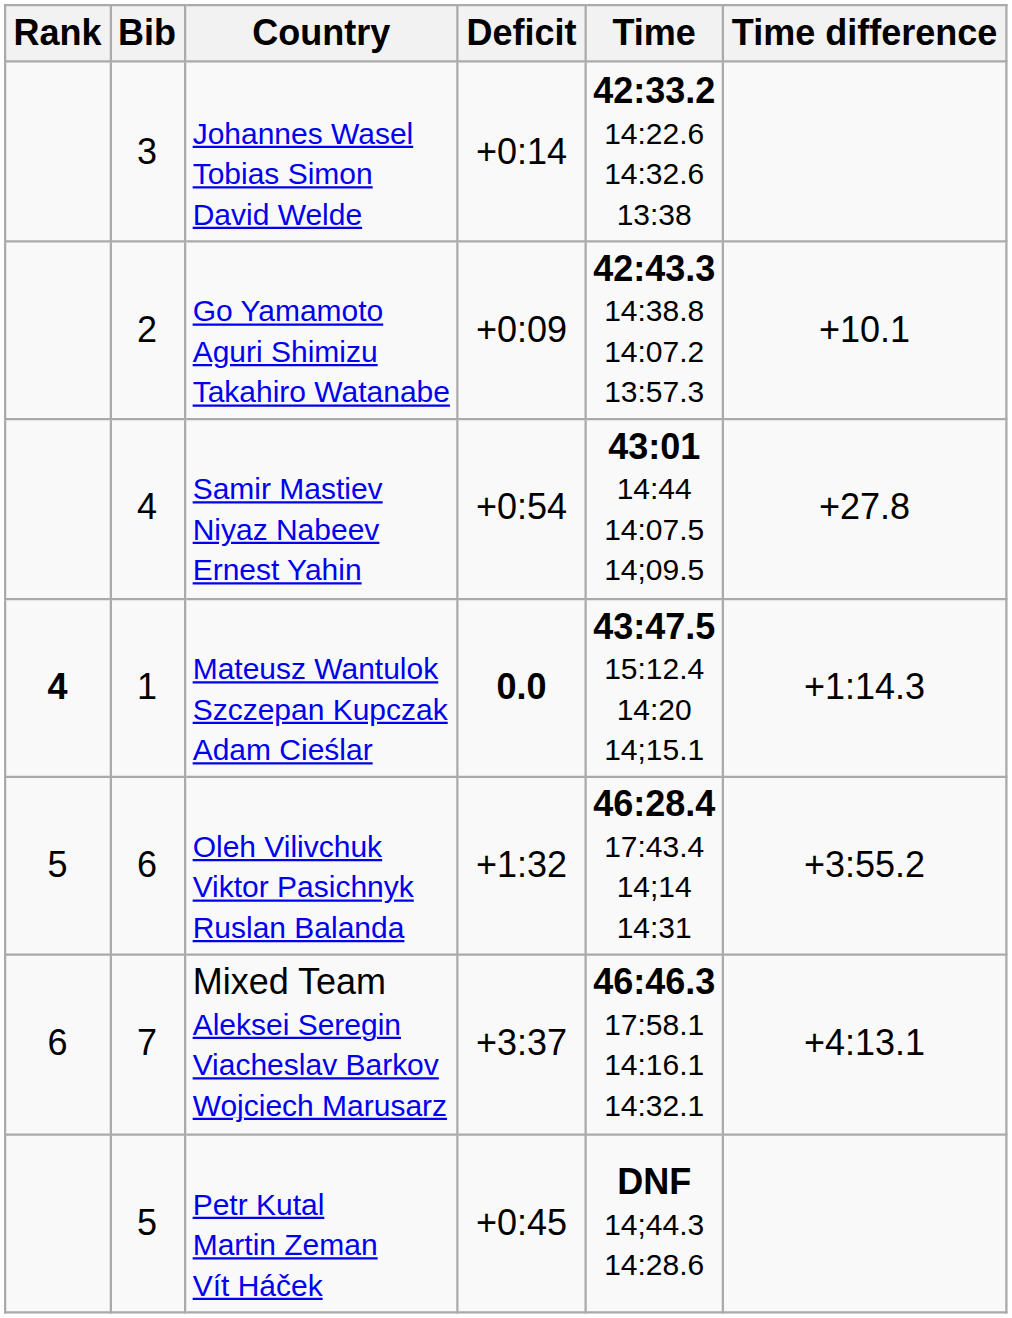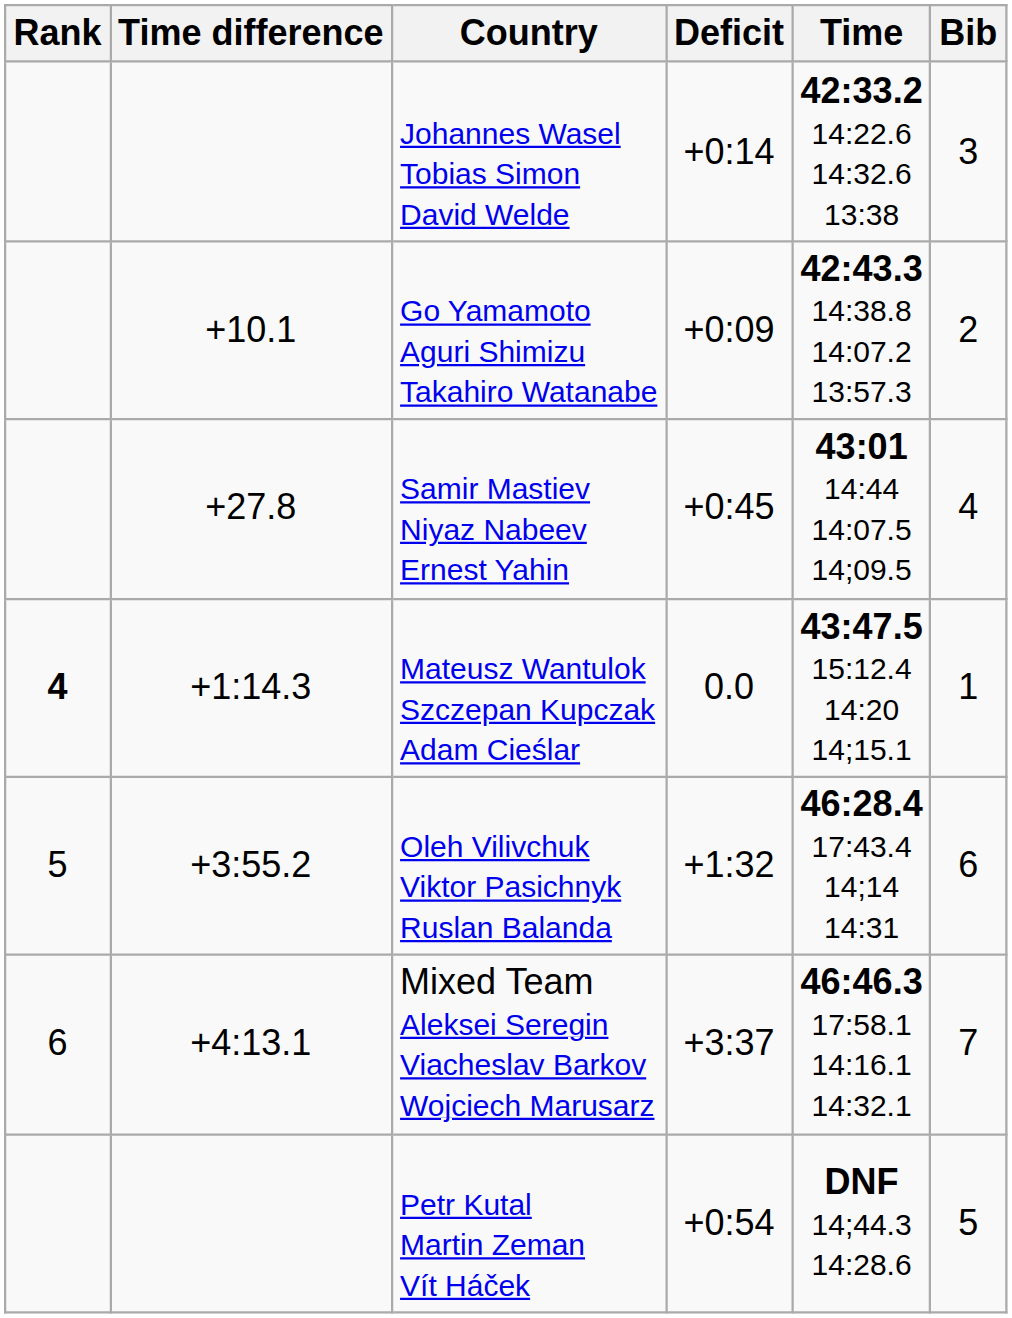columns swapped: (147, 33) <-> (865, 33)
(522, 508) +0:54 -> (729, 508) +0:45
(522, 686) bold -> (729, 686) normal
(522, 1222) +0:45 -> (729, 1222) +0:54
